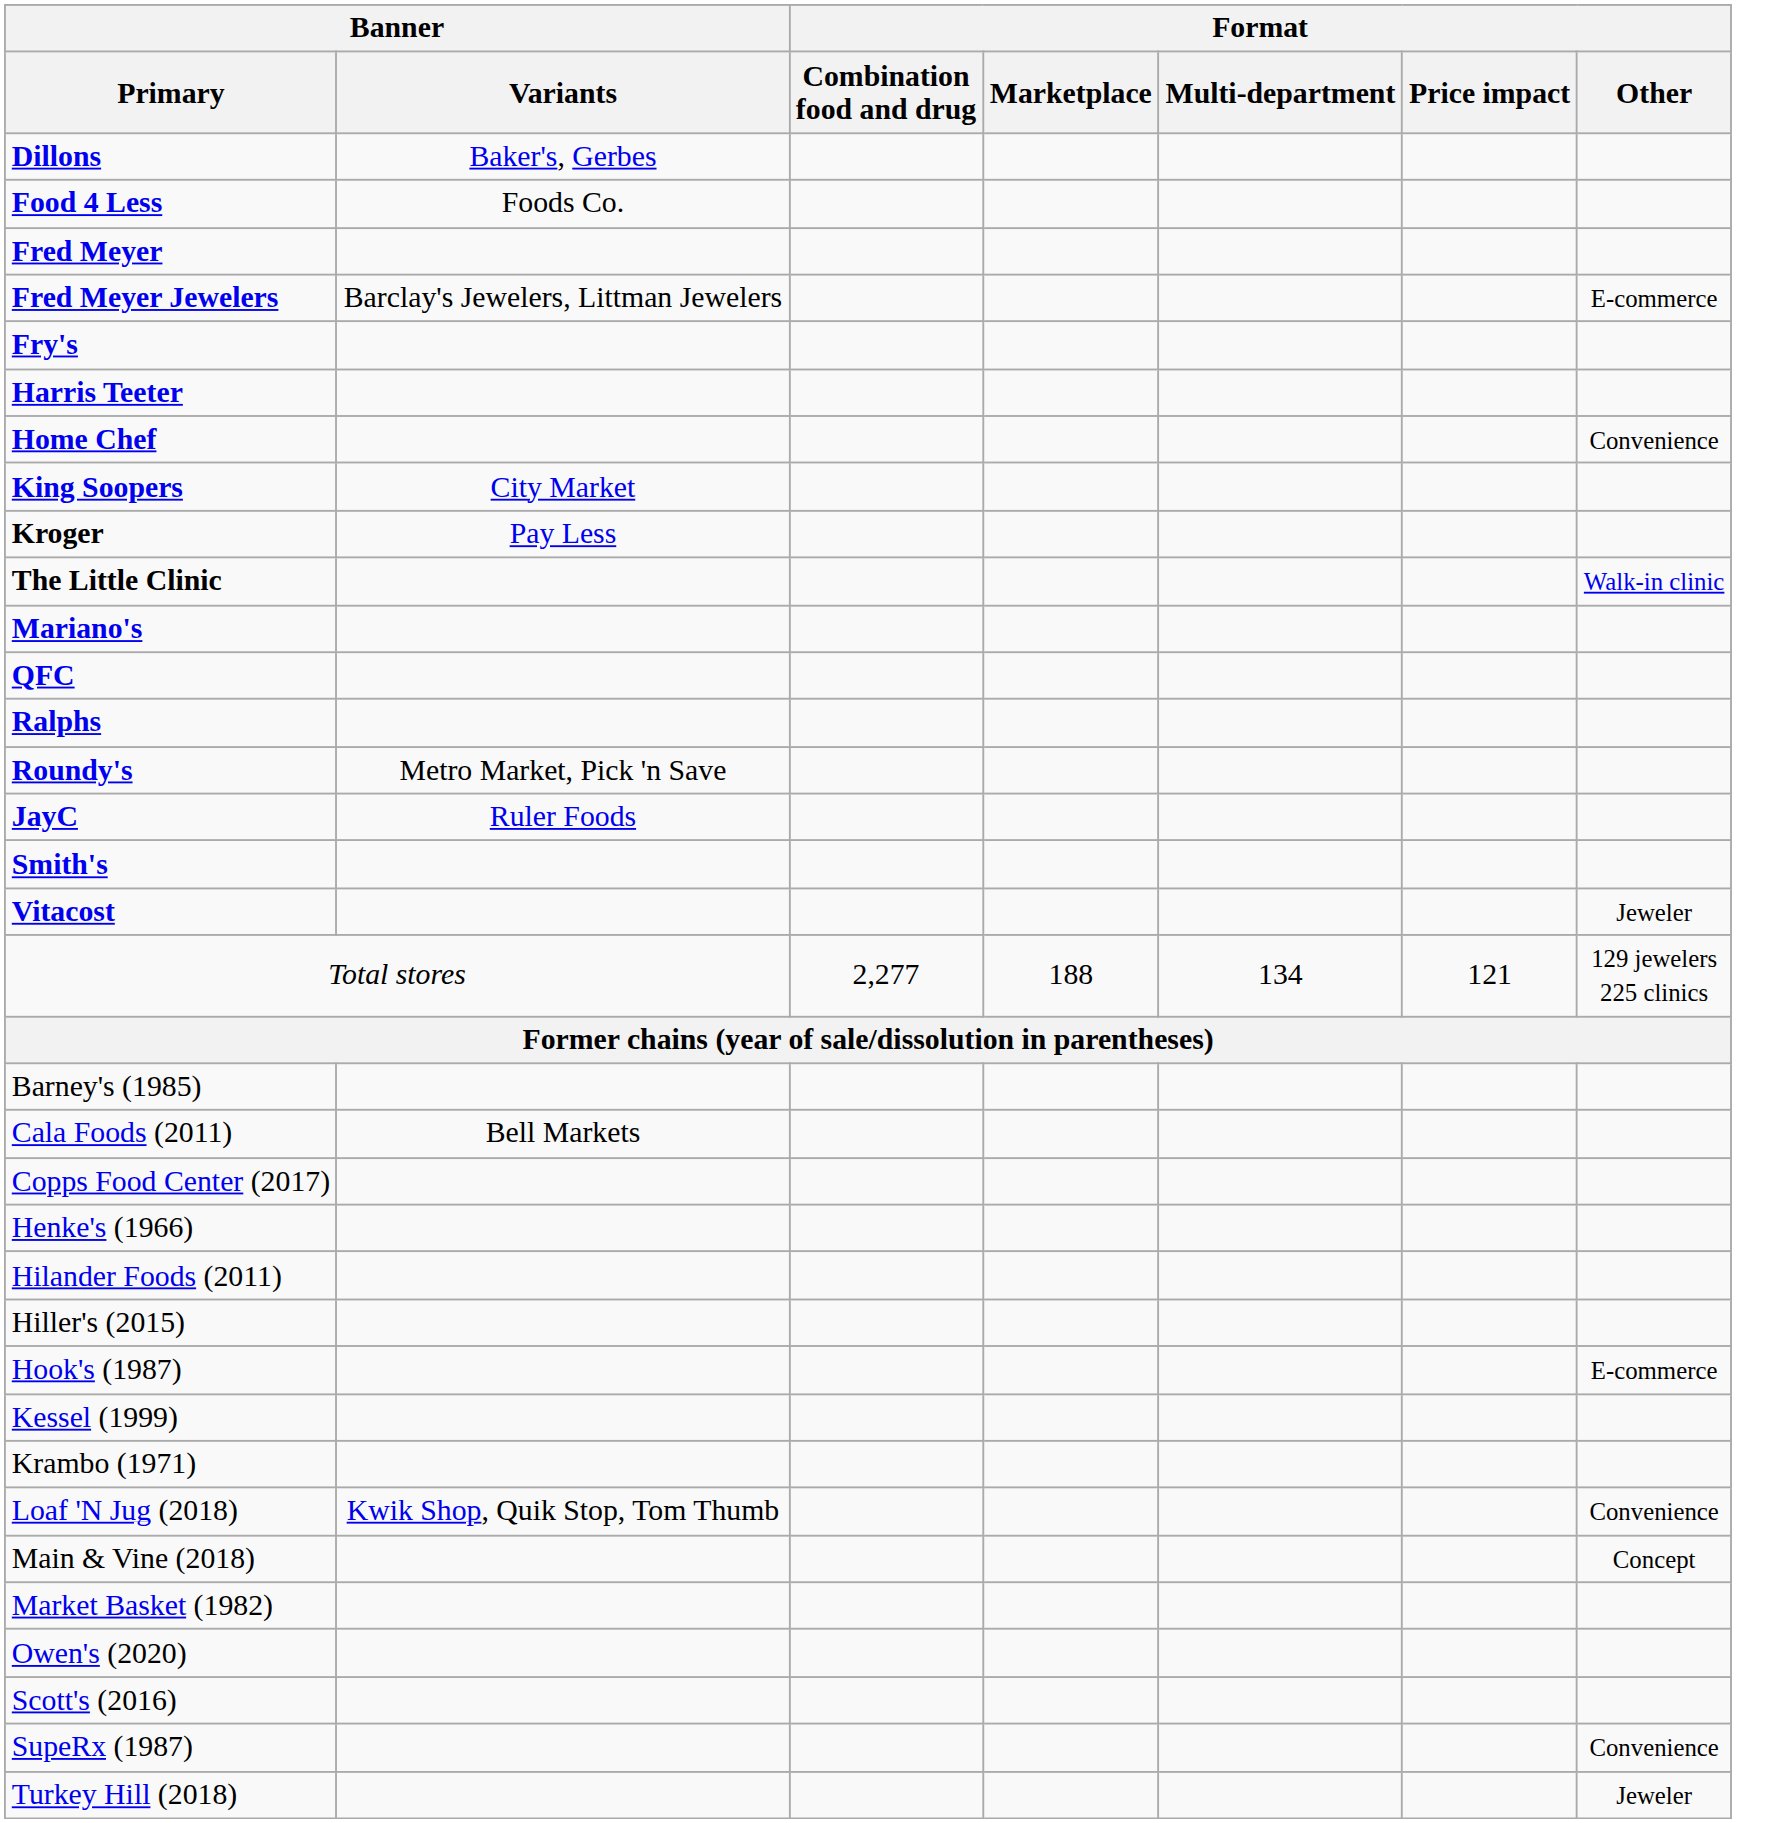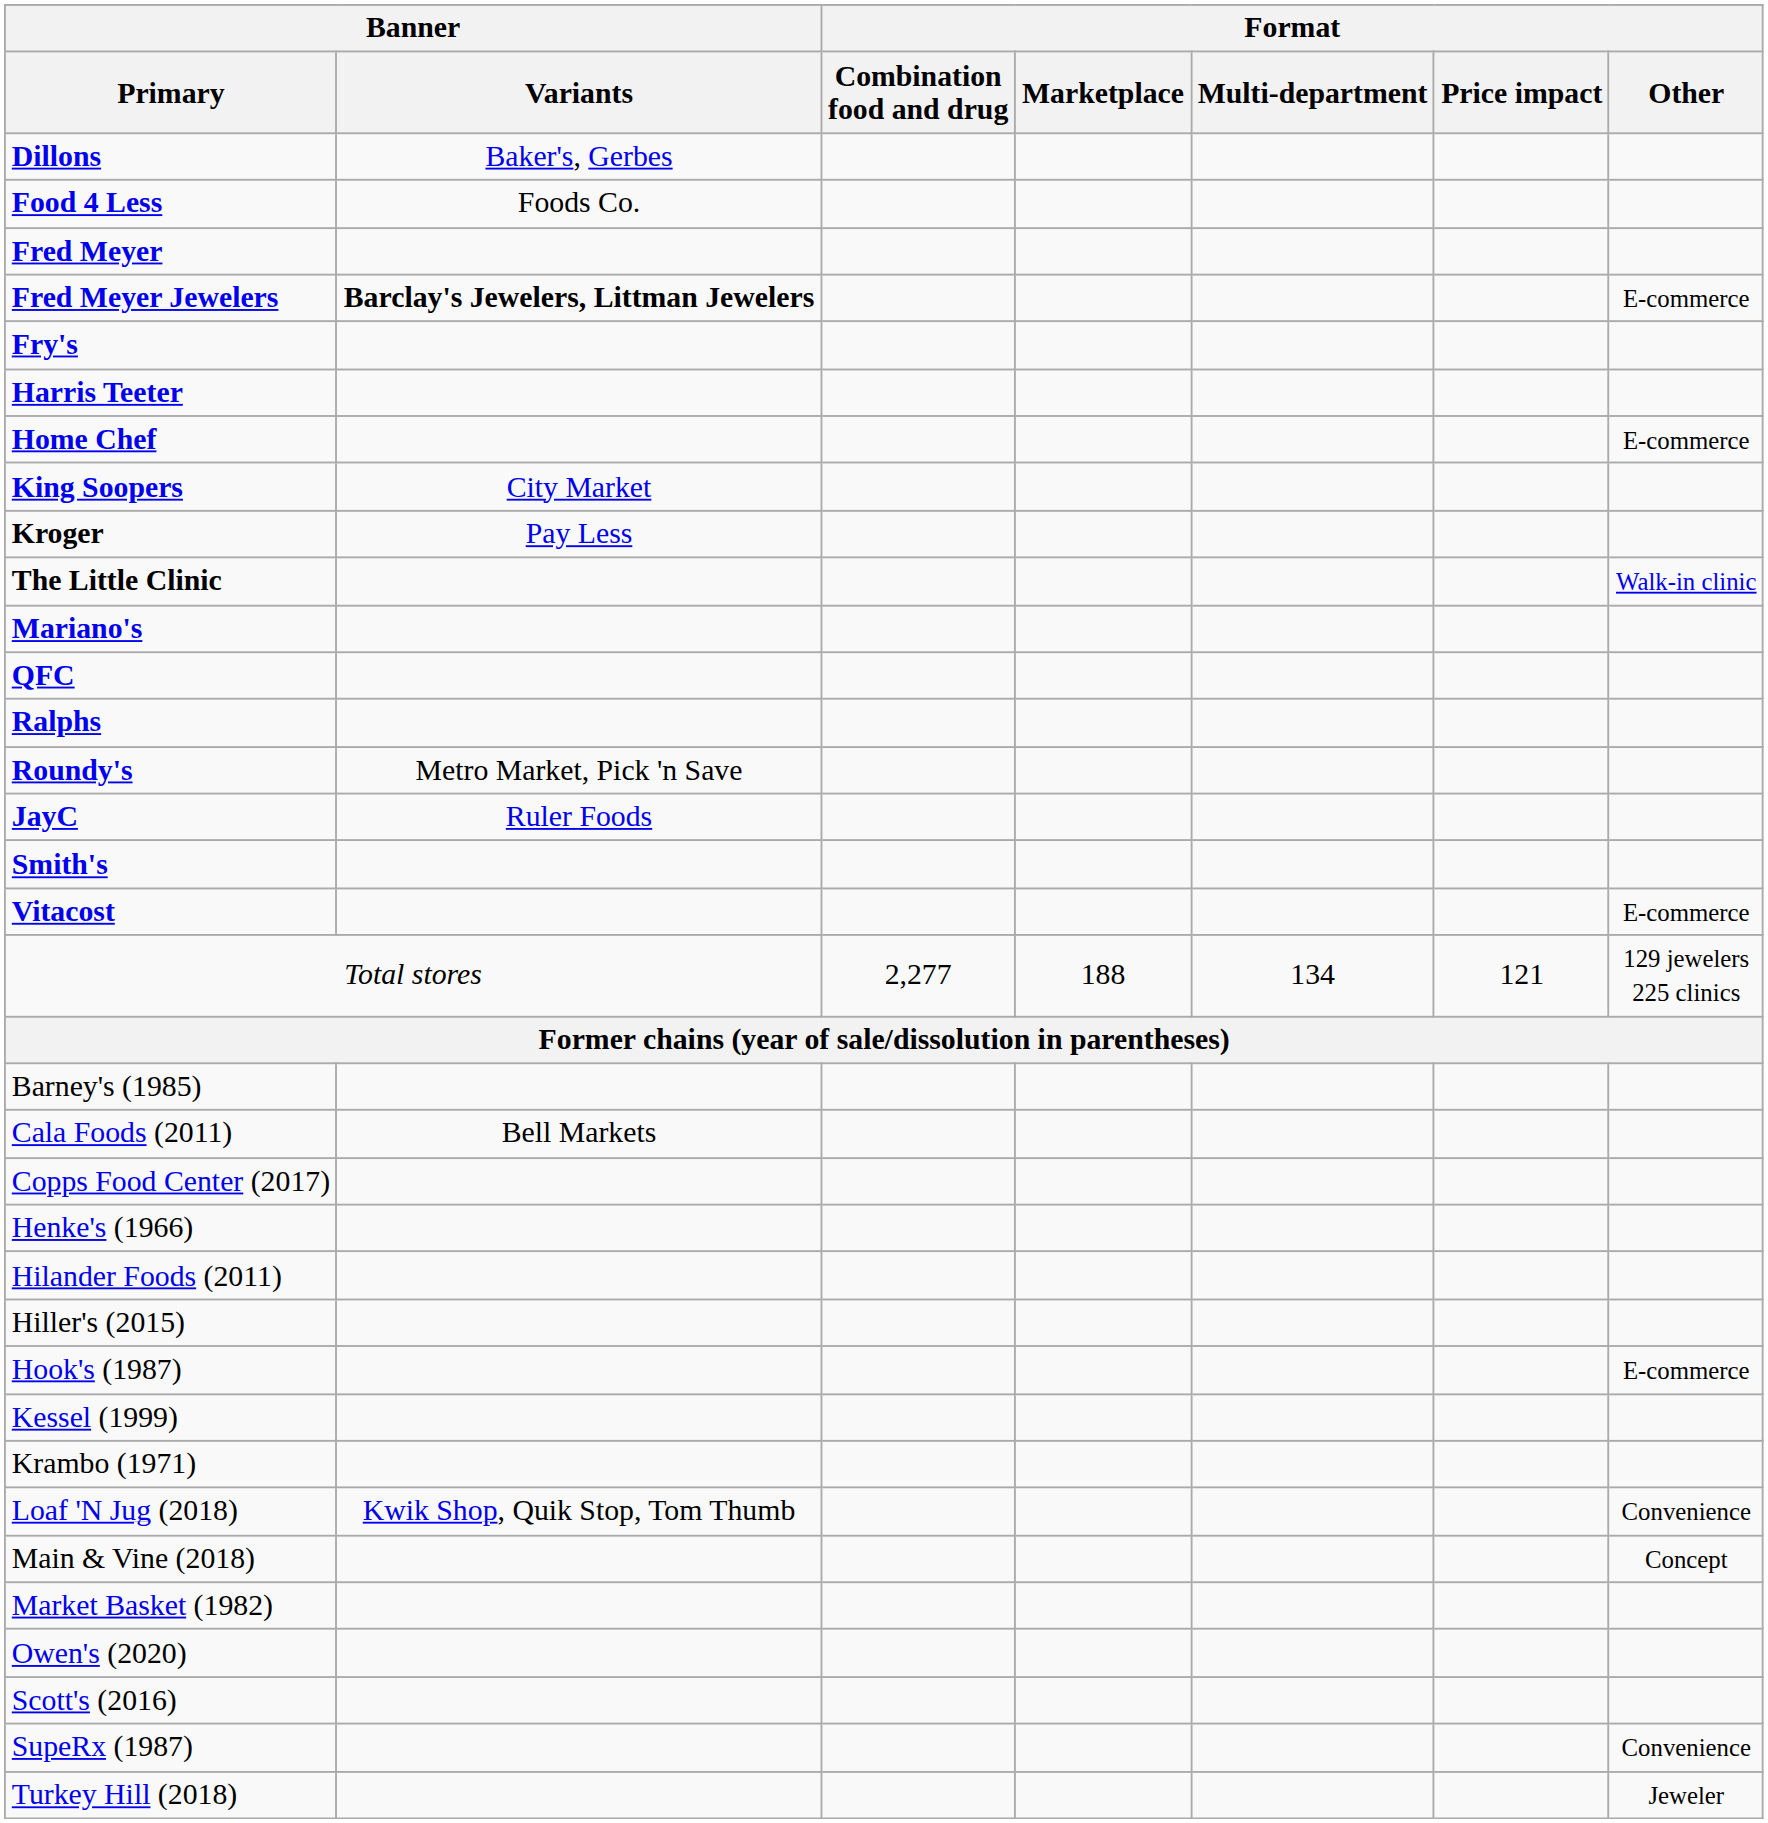(563, 297) normal -> (579, 297) bold
(1654, 441) Convenience -> (1686, 441) E-commerce
(1654, 912) Jeweler -> (1686, 912) E-commerce
